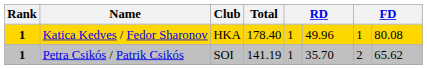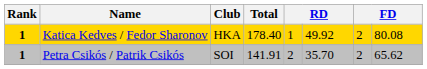(320, 34) 49.96 -> (320, 34) 49.92
(359, 34) 1 -> (359, 34) 2
(264, 54) 141.19 -> (264, 54) 141.91
(290, 54) 1 -> (290, 54) 2
